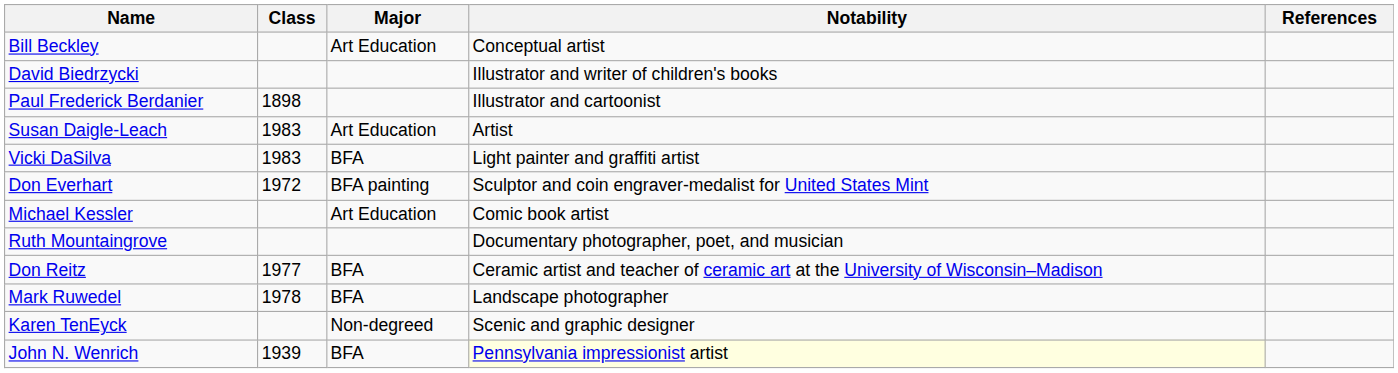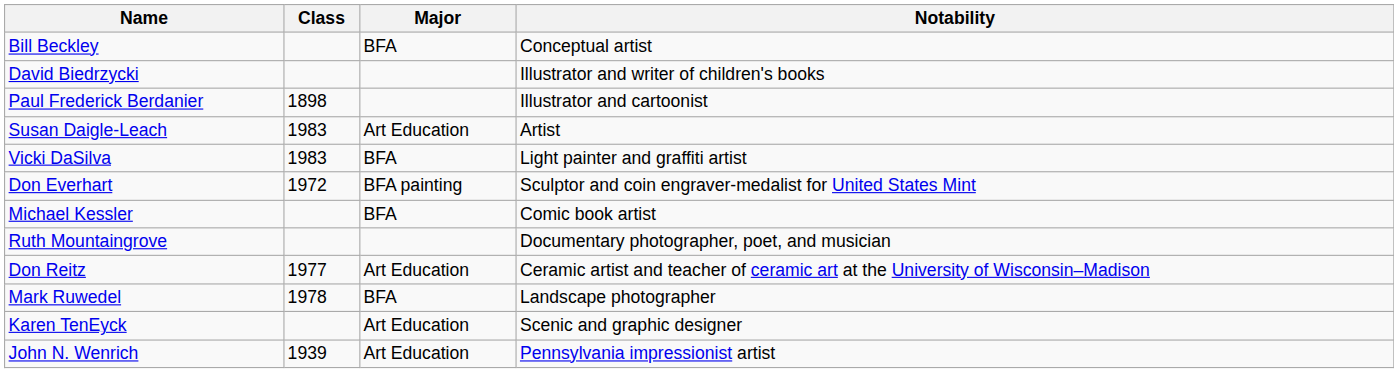- column: (1330, 18)
(383, 46) Art Education -> (380, 46) BFA
(383, 213) Art Education -> (380, 213) BFA
(347, 269) BFA -> (416, 269) Art Education
(382, 325) Non-degreed -> (416, 325) Art Education
(347, 353) BFA -> (416, 353) Art Education
(600, 353) lightyellow background -> (648, 353) no background
